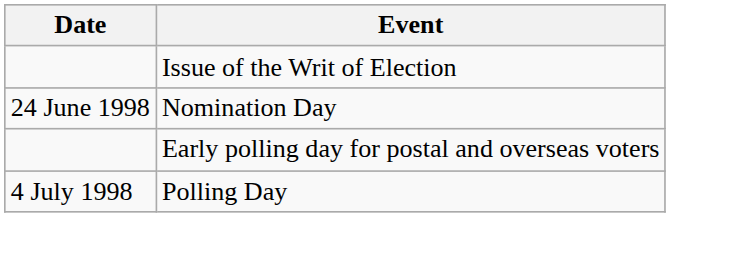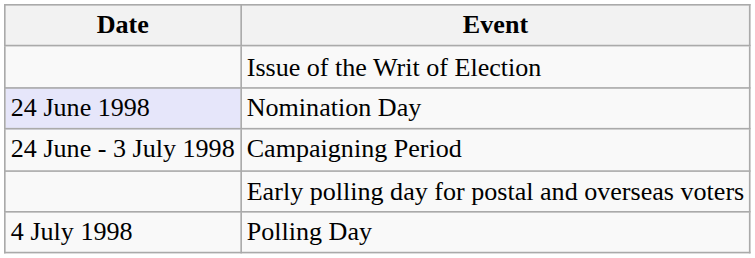(80, 107) no background -> (80, 107) lavender background
+ row: (354, 149)
